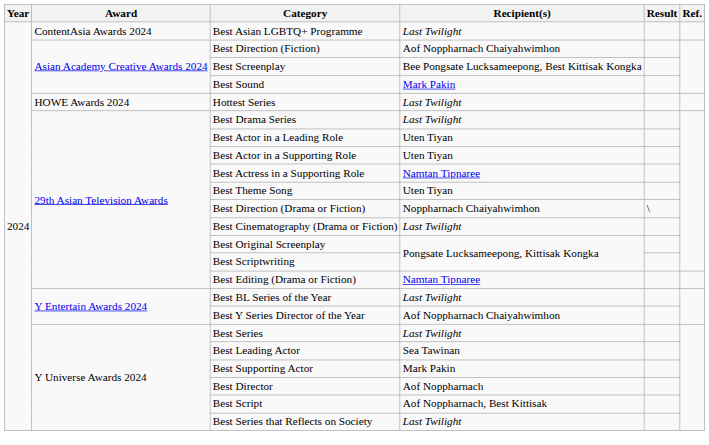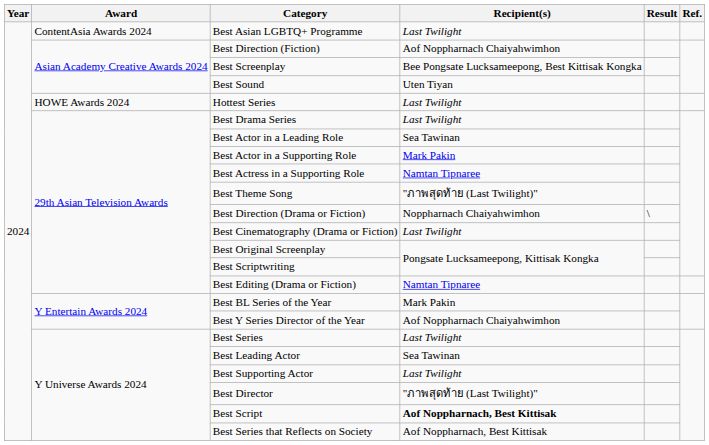(429, 84) Mark Pakin -> (428, 84) Uten Tiyan
(428, 137) Uten Tiyan -> (431, 137) Sea Tawinan
(428, 155) Uten Tiyan -> (429, 155) Mark Pakin
(428, 191) Uten Tiyan -> (470, 193) "ภาพสุดท้าย (Last Twilight)"
(432, 297) Last Twilight -> (429, 302) Mark Pakin
(429, 368) Mark Pakin -> (432, 373) Last Twilight
(443, 386) Aof Noppharnach -> (470, 394) "ภาพสุดท้าย (Last Twilight)"
(475, 404) normal -> (480, 413) bold
(432, 421) Last Twilight -> (475, 431) Aof Noppharnach, Best Kittisak
